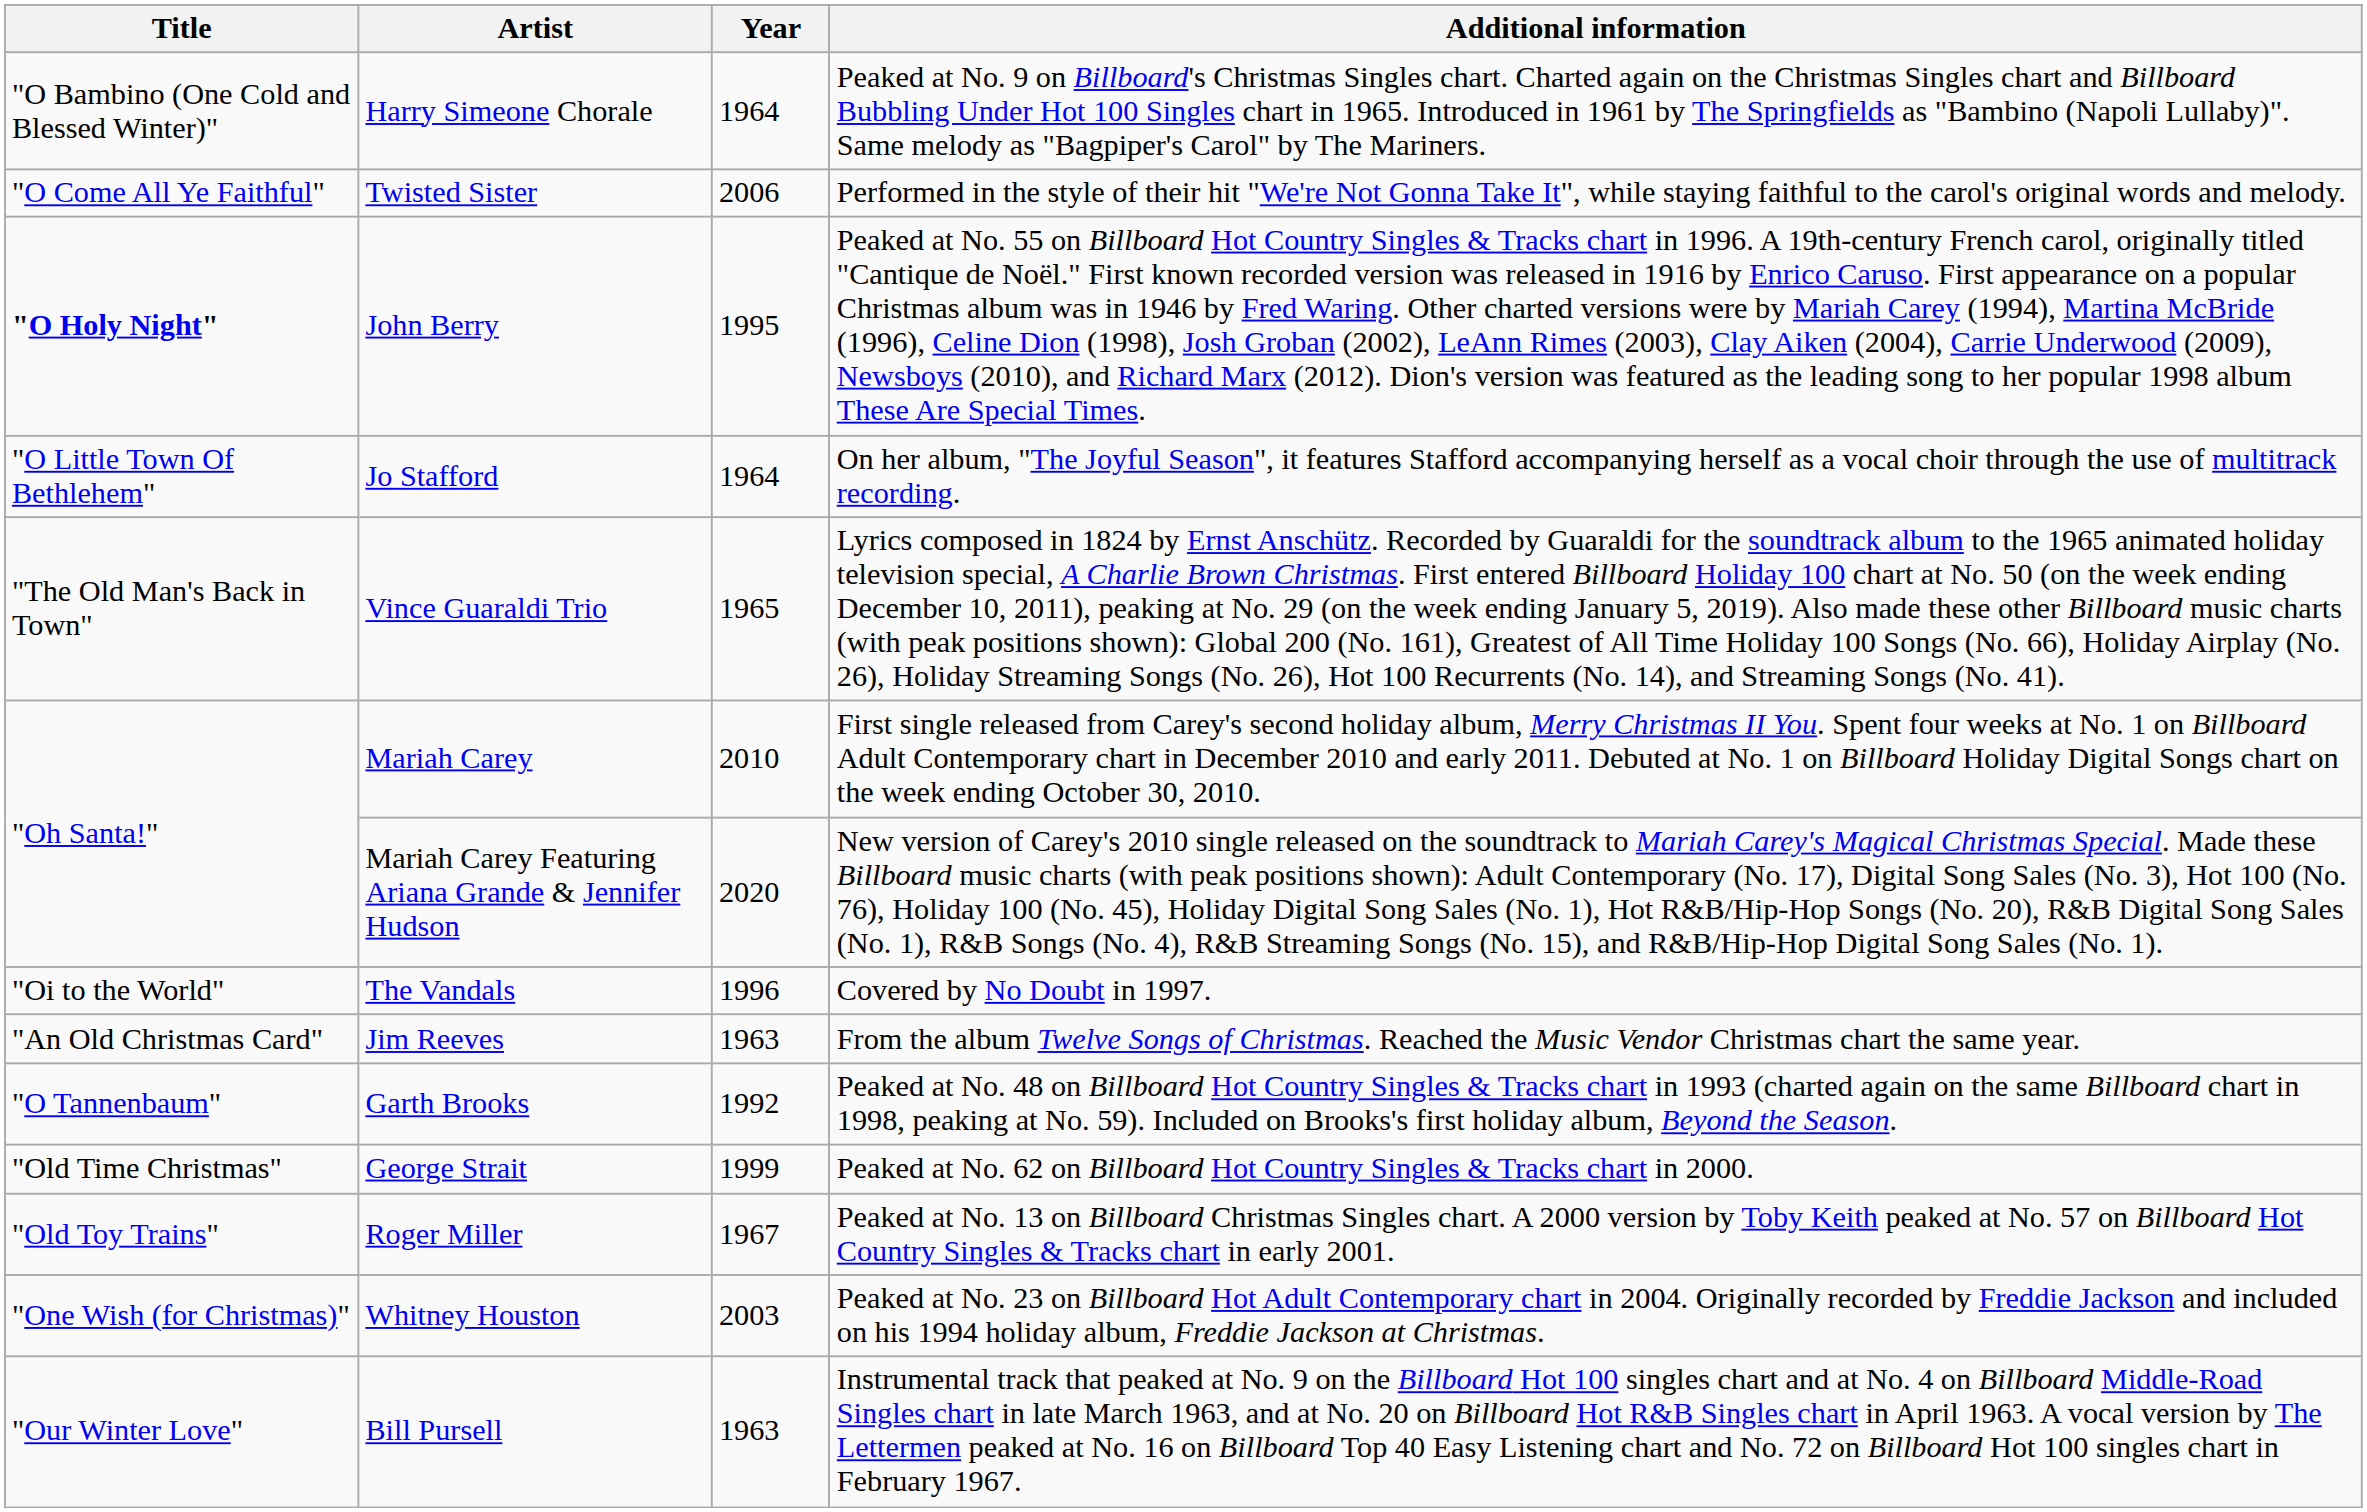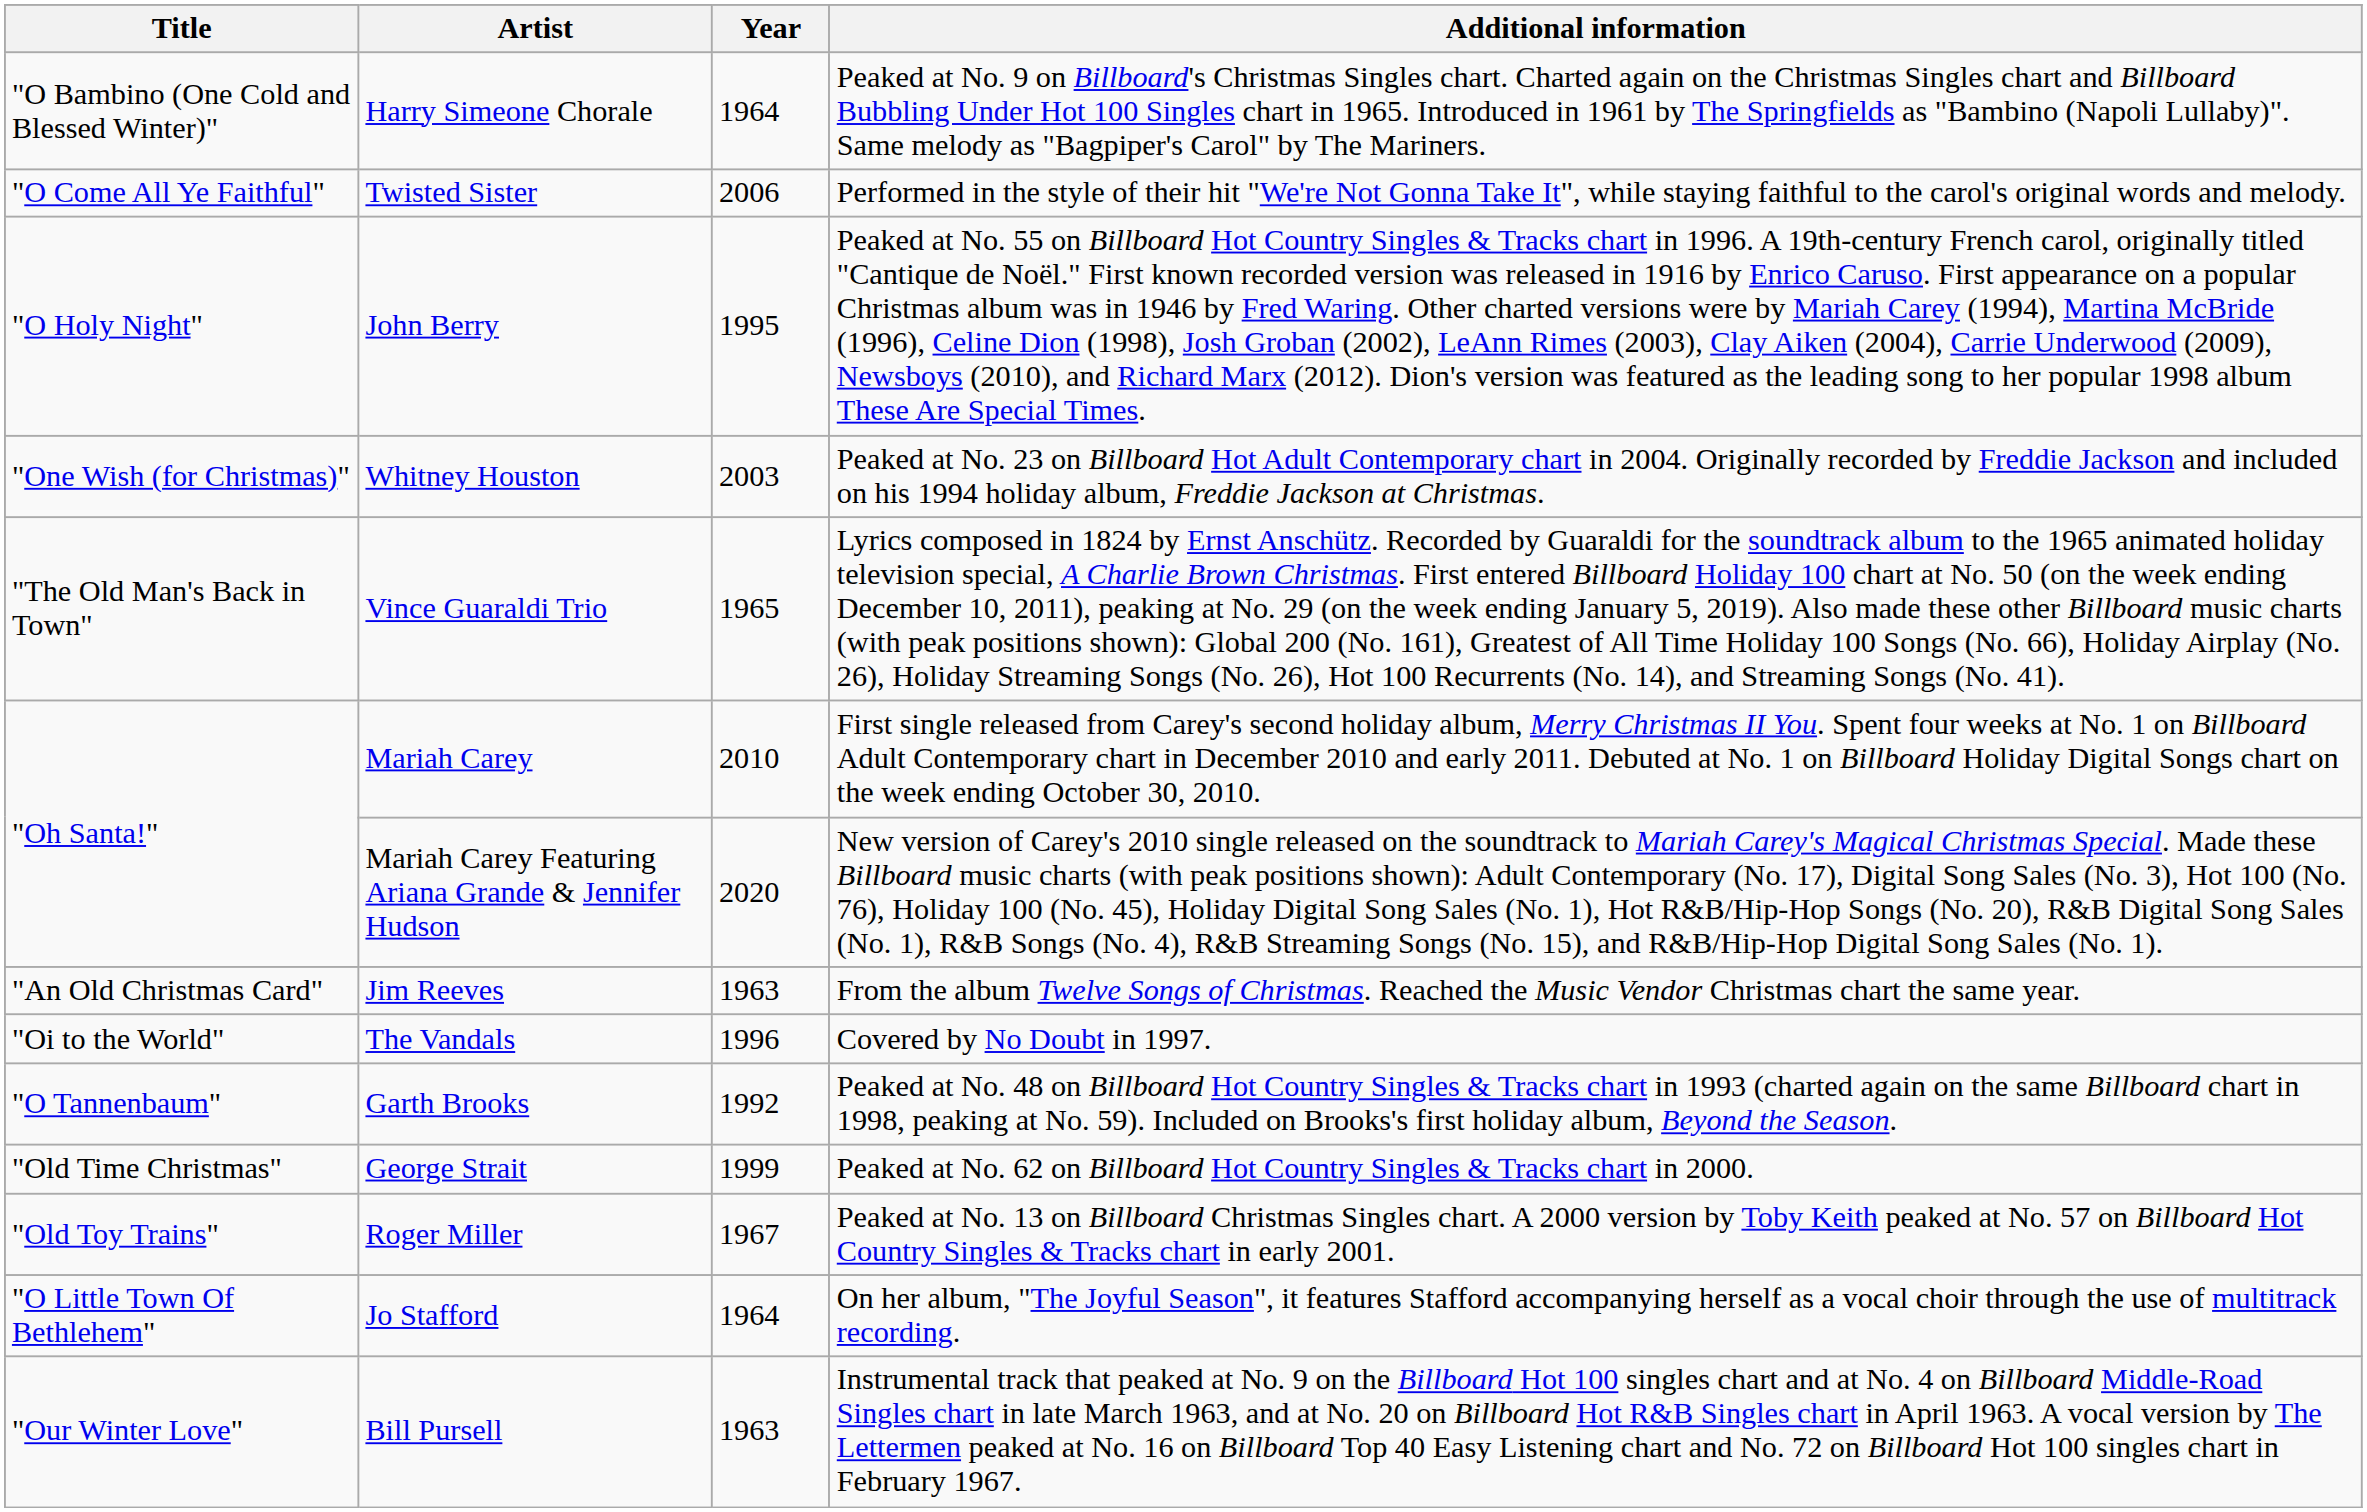(115, 325) bold -> (107, 325) normal
rows swapped: (432, 475) <-> (473, 1315)
rows swapped: (440, 990) <-> (435, 1038)
